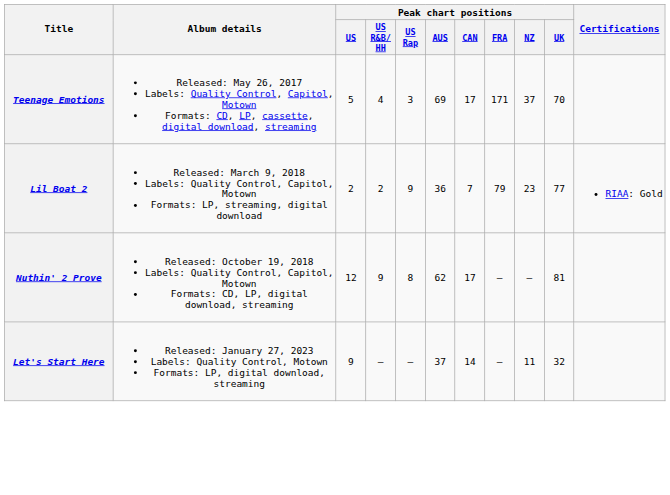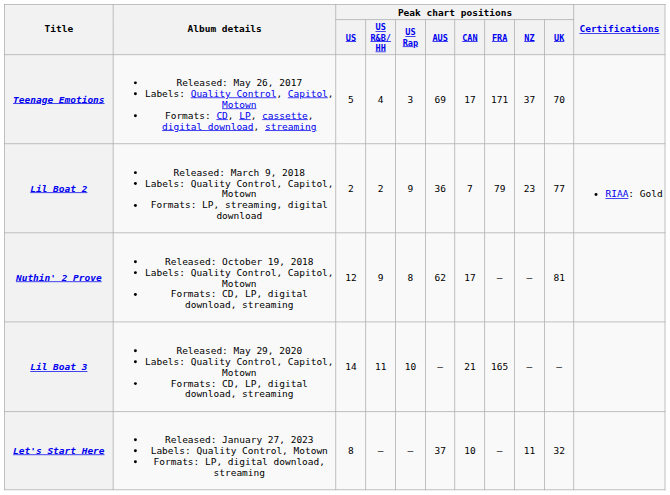+ row: (59, 367)
(351, 361) 9 -> (351, 451) 8
(470, 361) 14 -> (470, 451) 10
